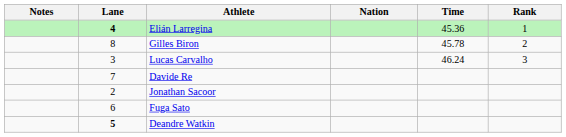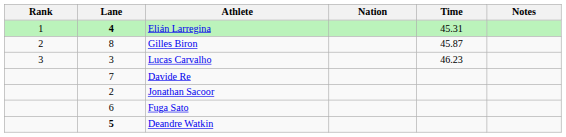columns swapped: (525, 12) <-> (41, 12)
(453, 28) 45.36 -> (452, 28) 45.31
(453, 44) 45.78 -> (452, 44) 45.87
(453, 60) 46.24 -> (452, 60) 46.23
